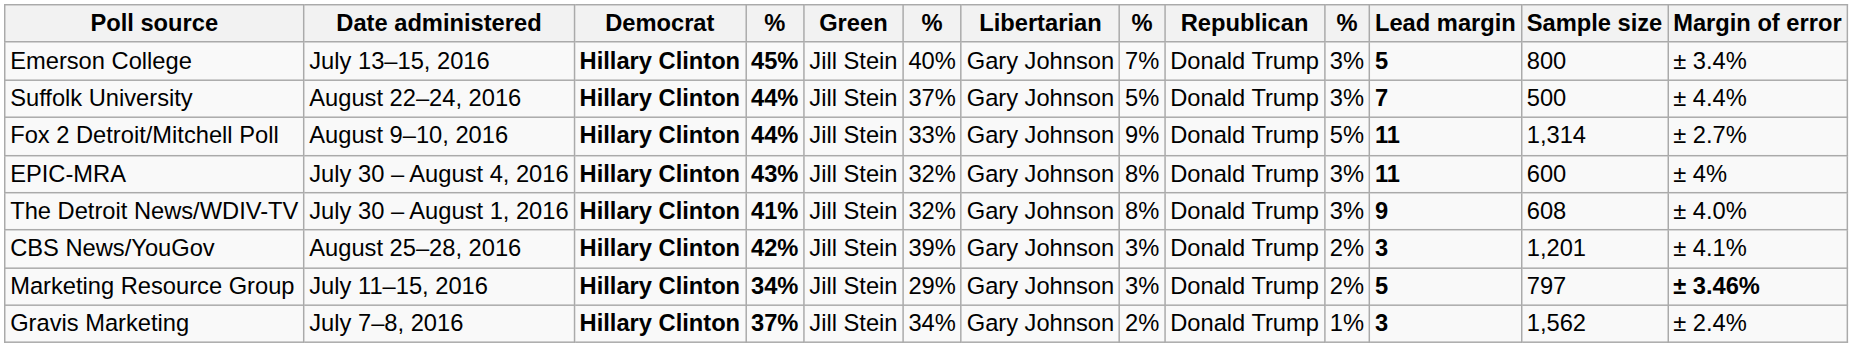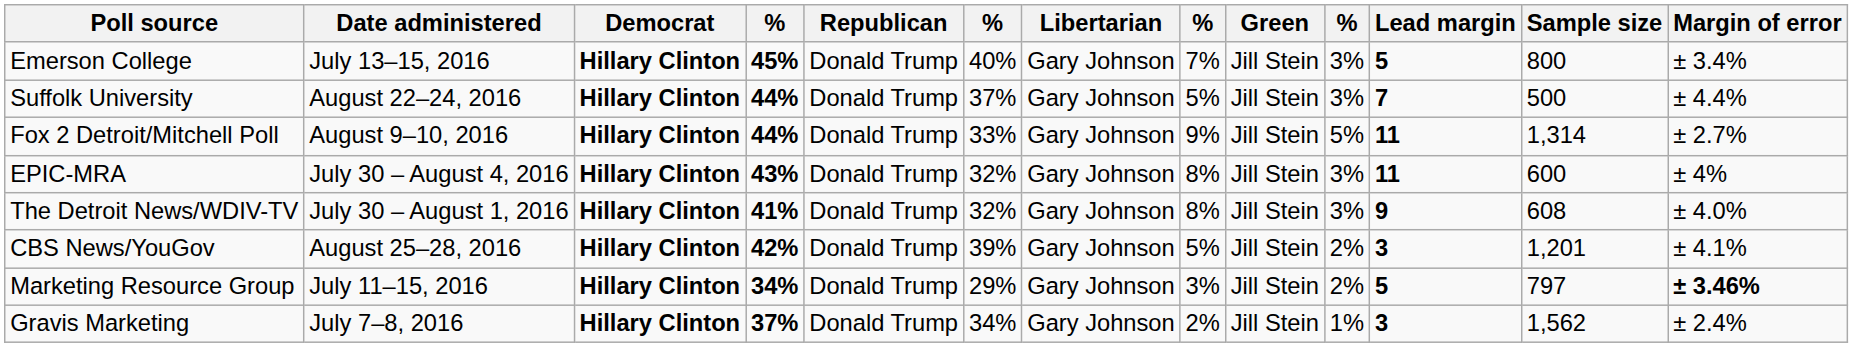columns swapped: (1245, 23) <-> (853, 23)
(1142, 248) 3% -> (1203, 248) 5%
